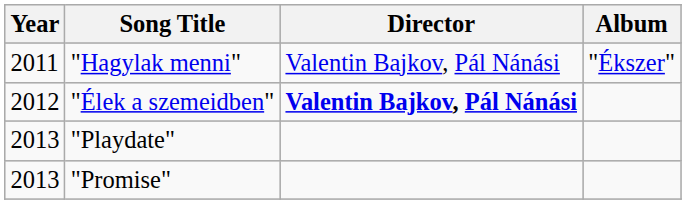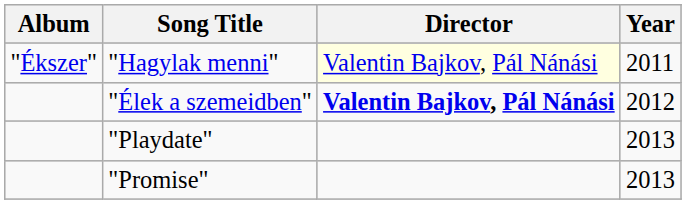columns swapped: (35, 23) <-> (632, 23)
(423, 62) no background -> (460, 62) lightyellow background
